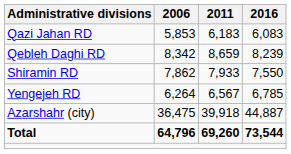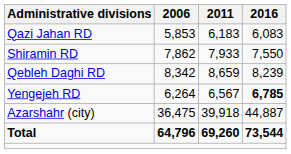rows swapped: (56, 53) <-> (43, 73)
(268, 93) normal -> (268, 93) bold
